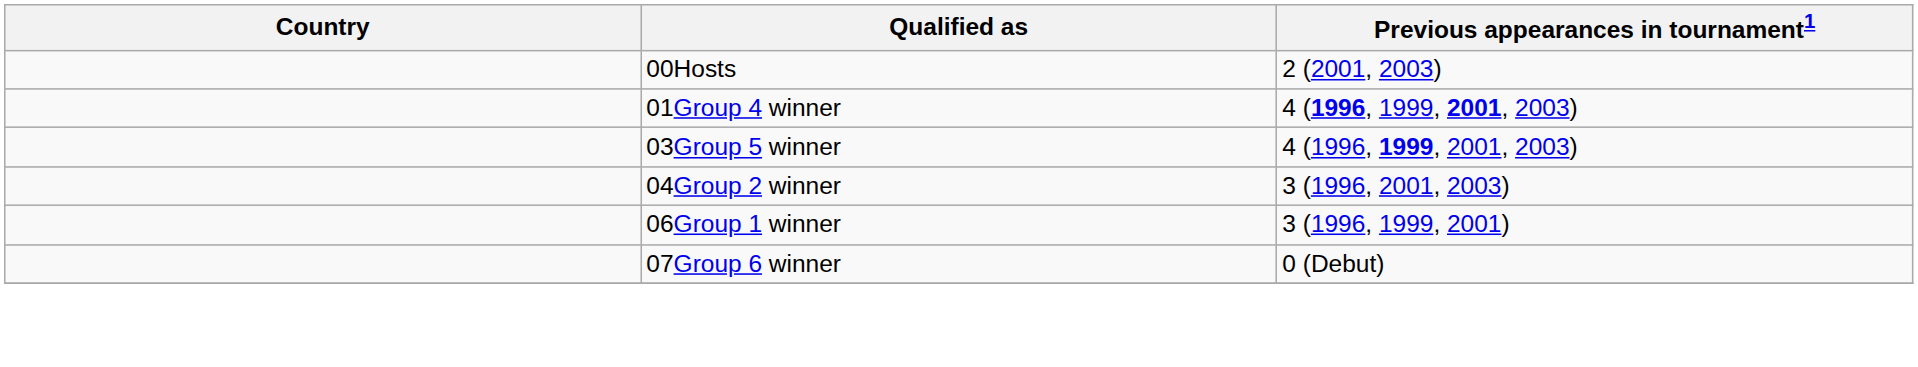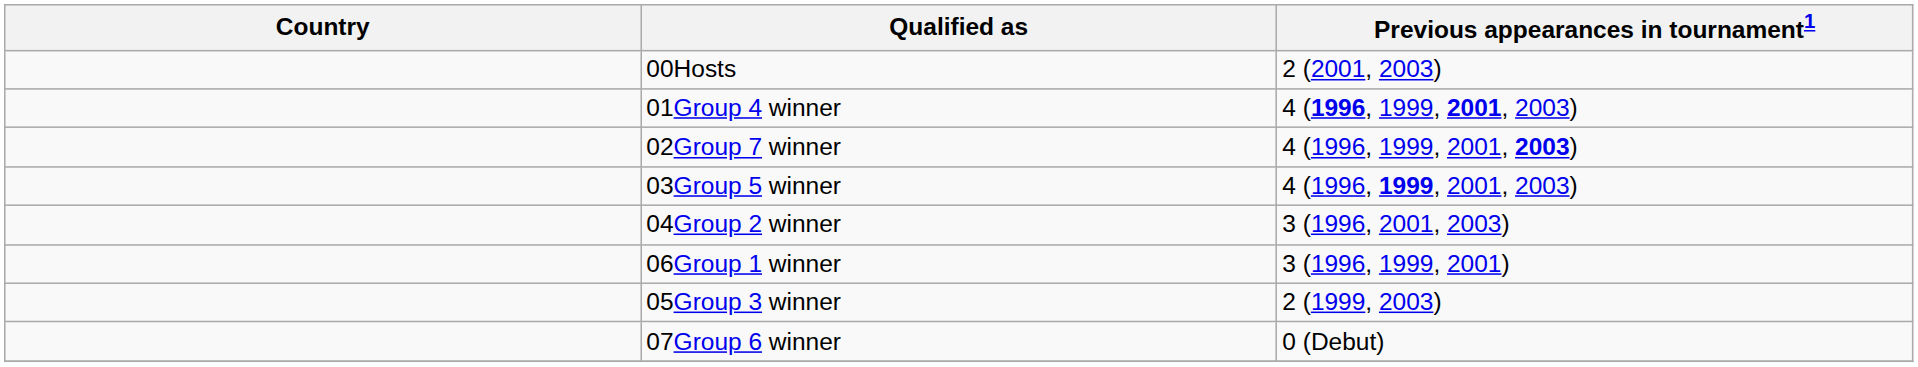+ row: (744, 147)
+ row: (744, 302)
